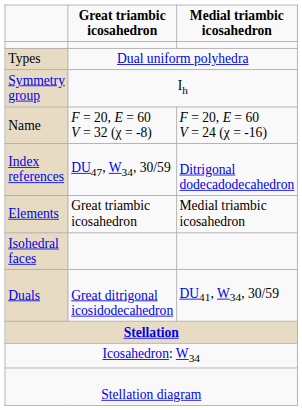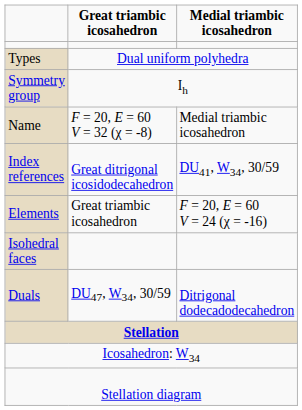(223, 125) F = 20, E = 60 V = 24 (χ = -16) -> (223, 125) Medial triambic icosahedron
(121, 169) DU47, W34, 30/59 -> (122, 177) Great ditrigonal icosidodecahedron
(237, 177) Ditrigonal dodecadodecahedron -> (229, 169) DU41, W34, 30/59
(223, 214) Medial triambic icosahedron -> (223, 214) F = 20, E = 60 V = 24 (χ = -16)
(122, 303) Great ditrigonal icosidodecahedron -> (121, 295) DU47, W34, 30/59
(229, 295) DU41, W34, 30/59 -> (237, 303) Ditrigonal dodecadodecahedron
